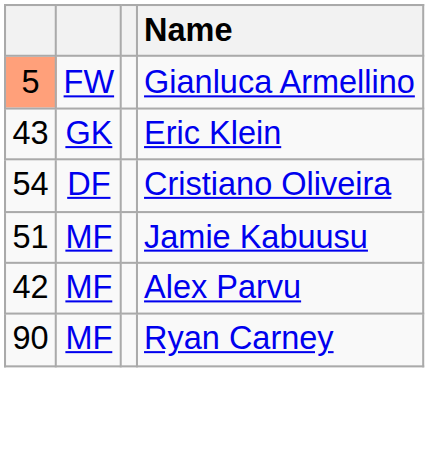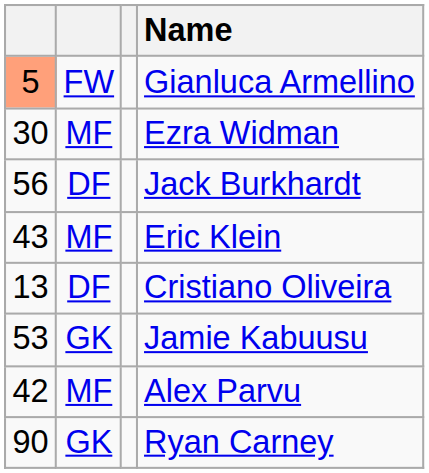+ row: (242, 133)
+ row: (252, 184)
(89, 133) GK -> (89, 236) MF
(31, 184) 54 -> (31, 287) 13
(31, 236) 51 -> (31, 339) 53
(89, 236) MF -> (89, 339) GK
(89, 339) MF -> (89, 442) GK
